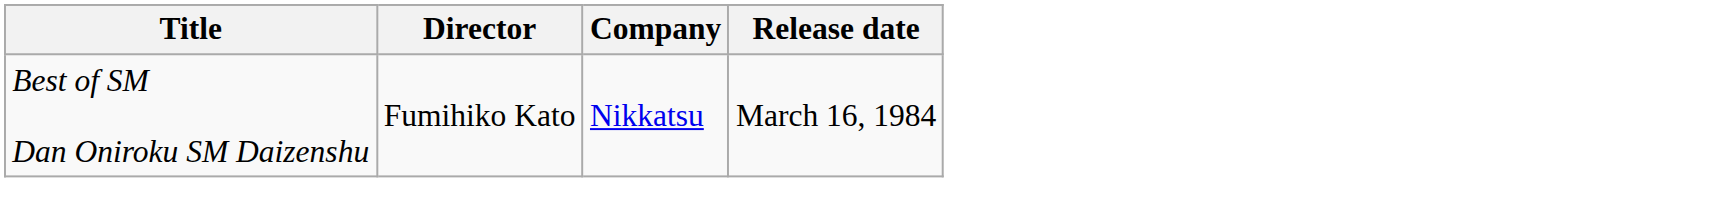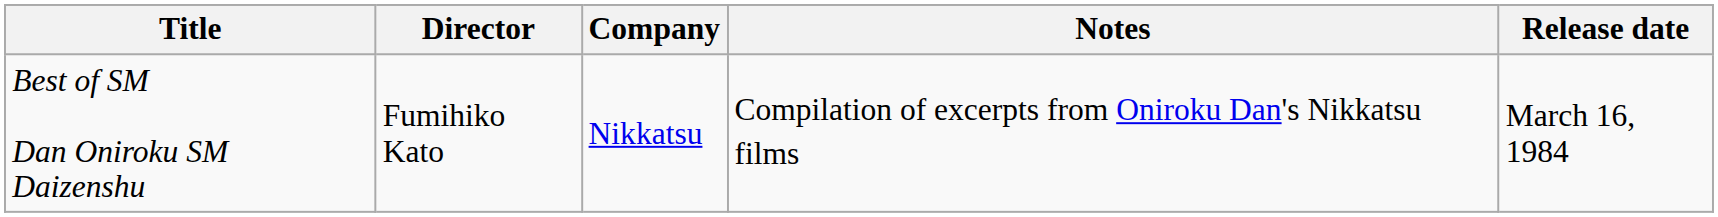+ column: (1113, 29)
